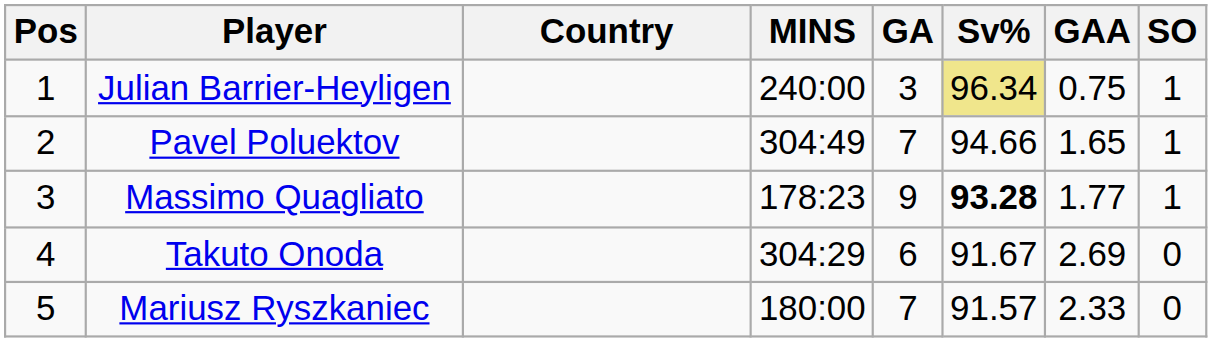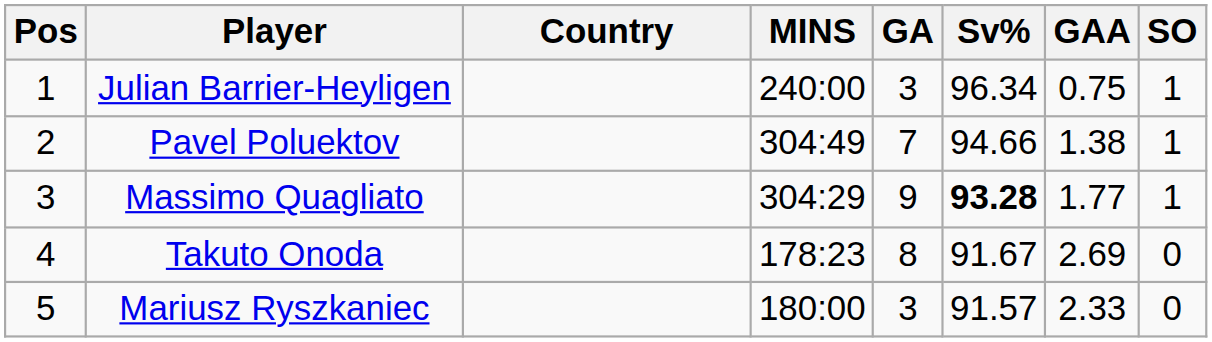(994, 87) khaki background -> (994, 87) no background
(1092, 142) 1.65 -> (1092, 142) 1.38
(812, 198) 178:23 -> (812, 198) 304:29
(812, 253) 304:29 -> (812, 253) 178:23
(908, 253) 6 -> (908, 253) 8
(908, 308) 7 -> (908, 308) 3
